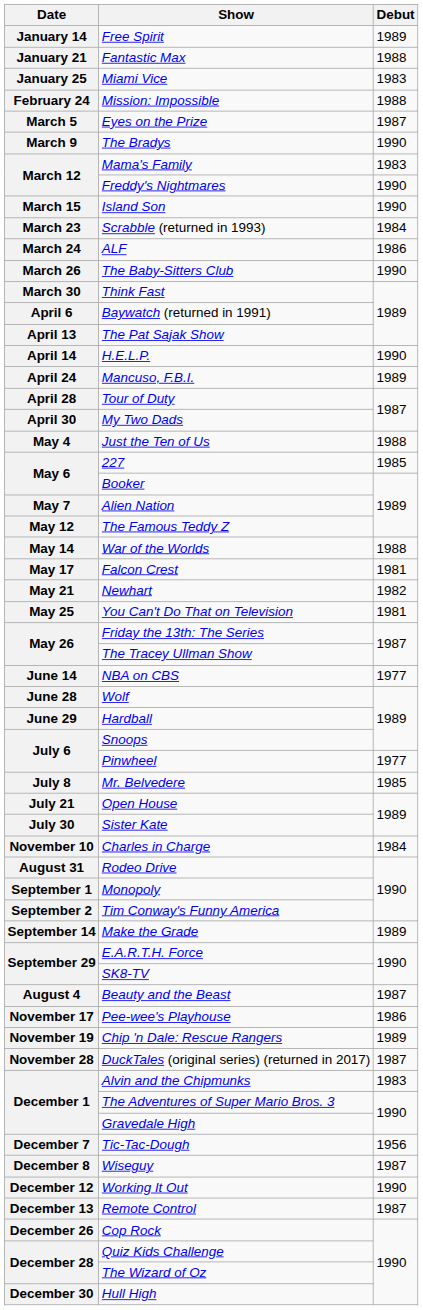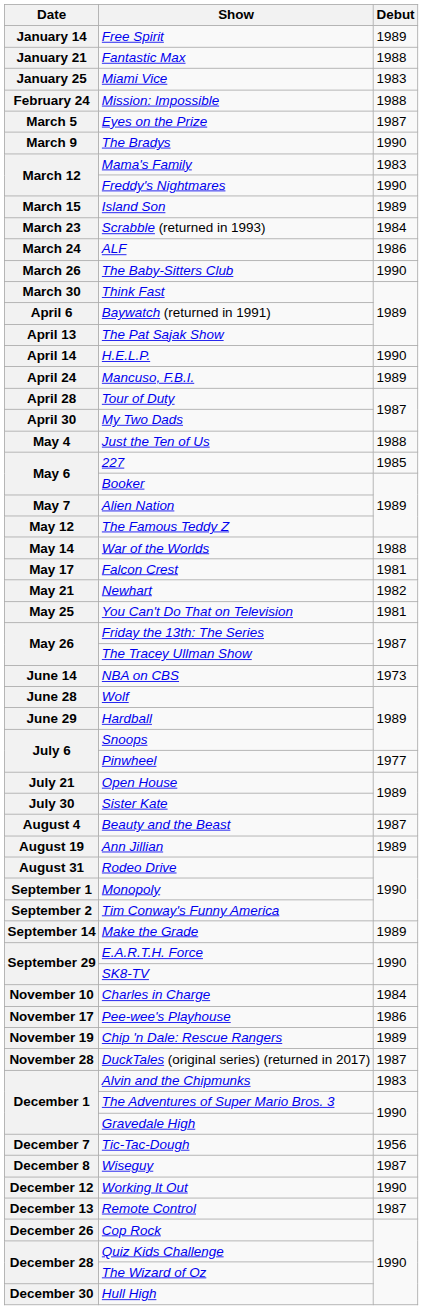(391, 206) 1990 -> (391, 206) 1989
(391, 675) 1977 -> (391, 675) 1973
- row: (143, 782)
rows swapped: (166, 995) <-> (156, 846)
+ row: (132, 846)
